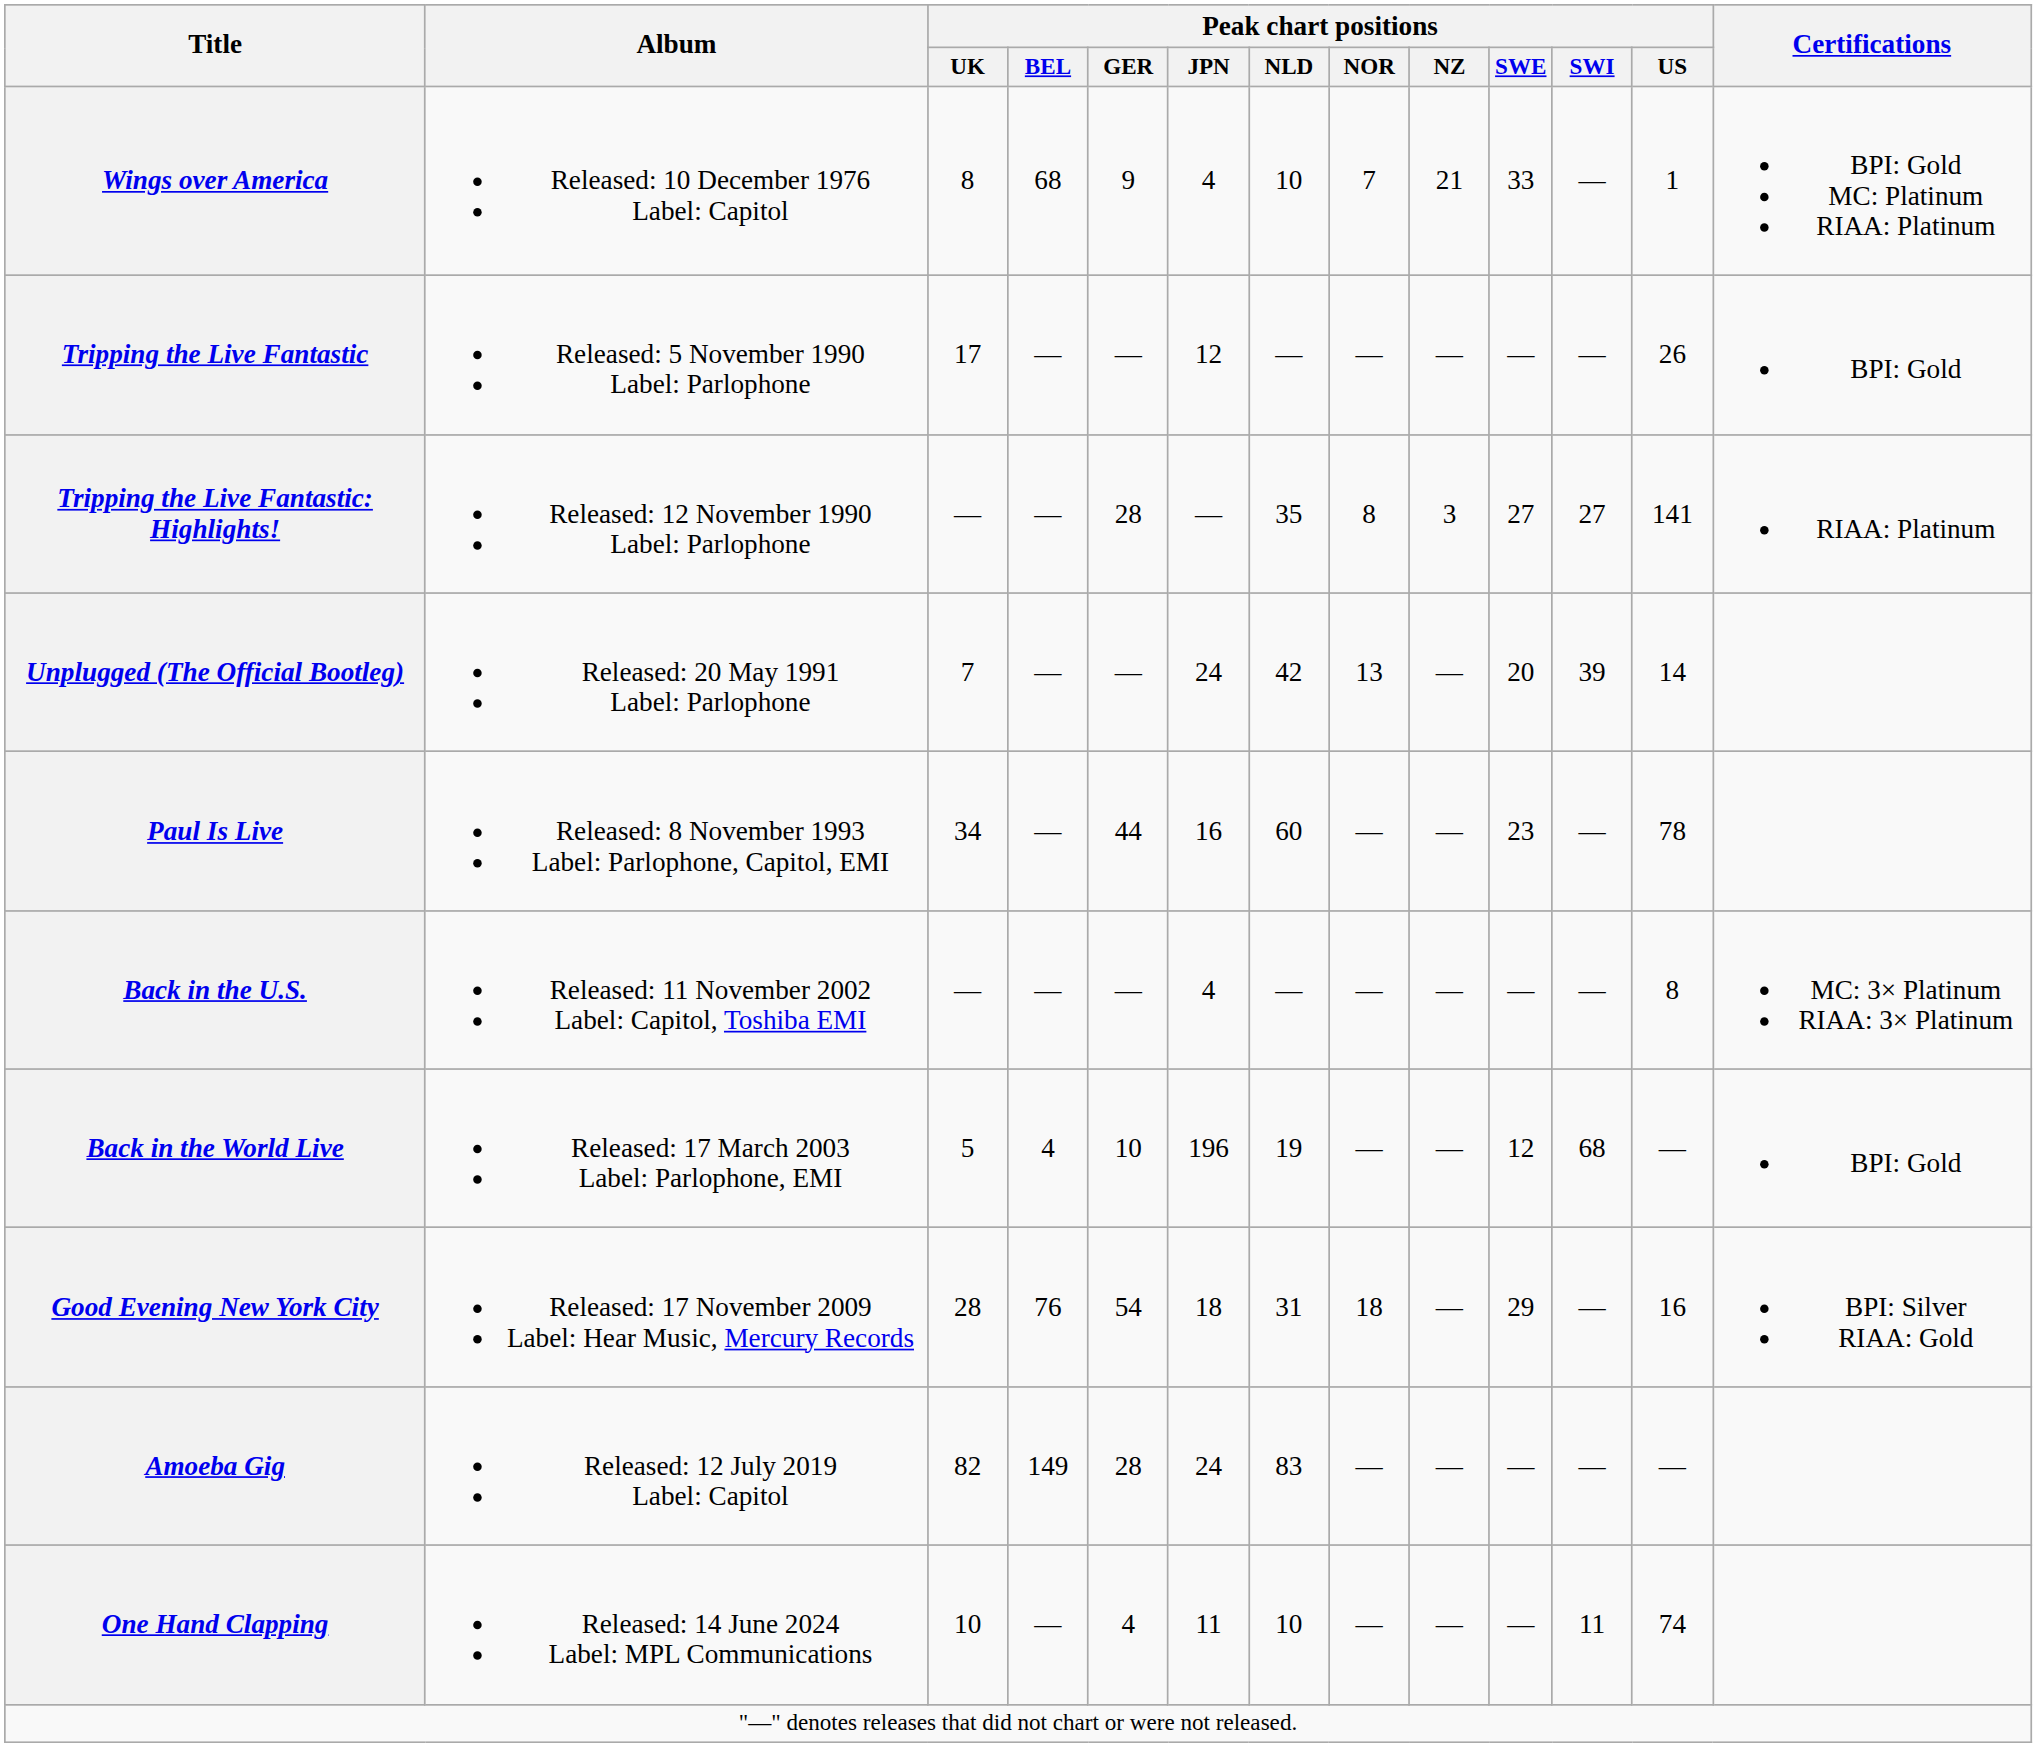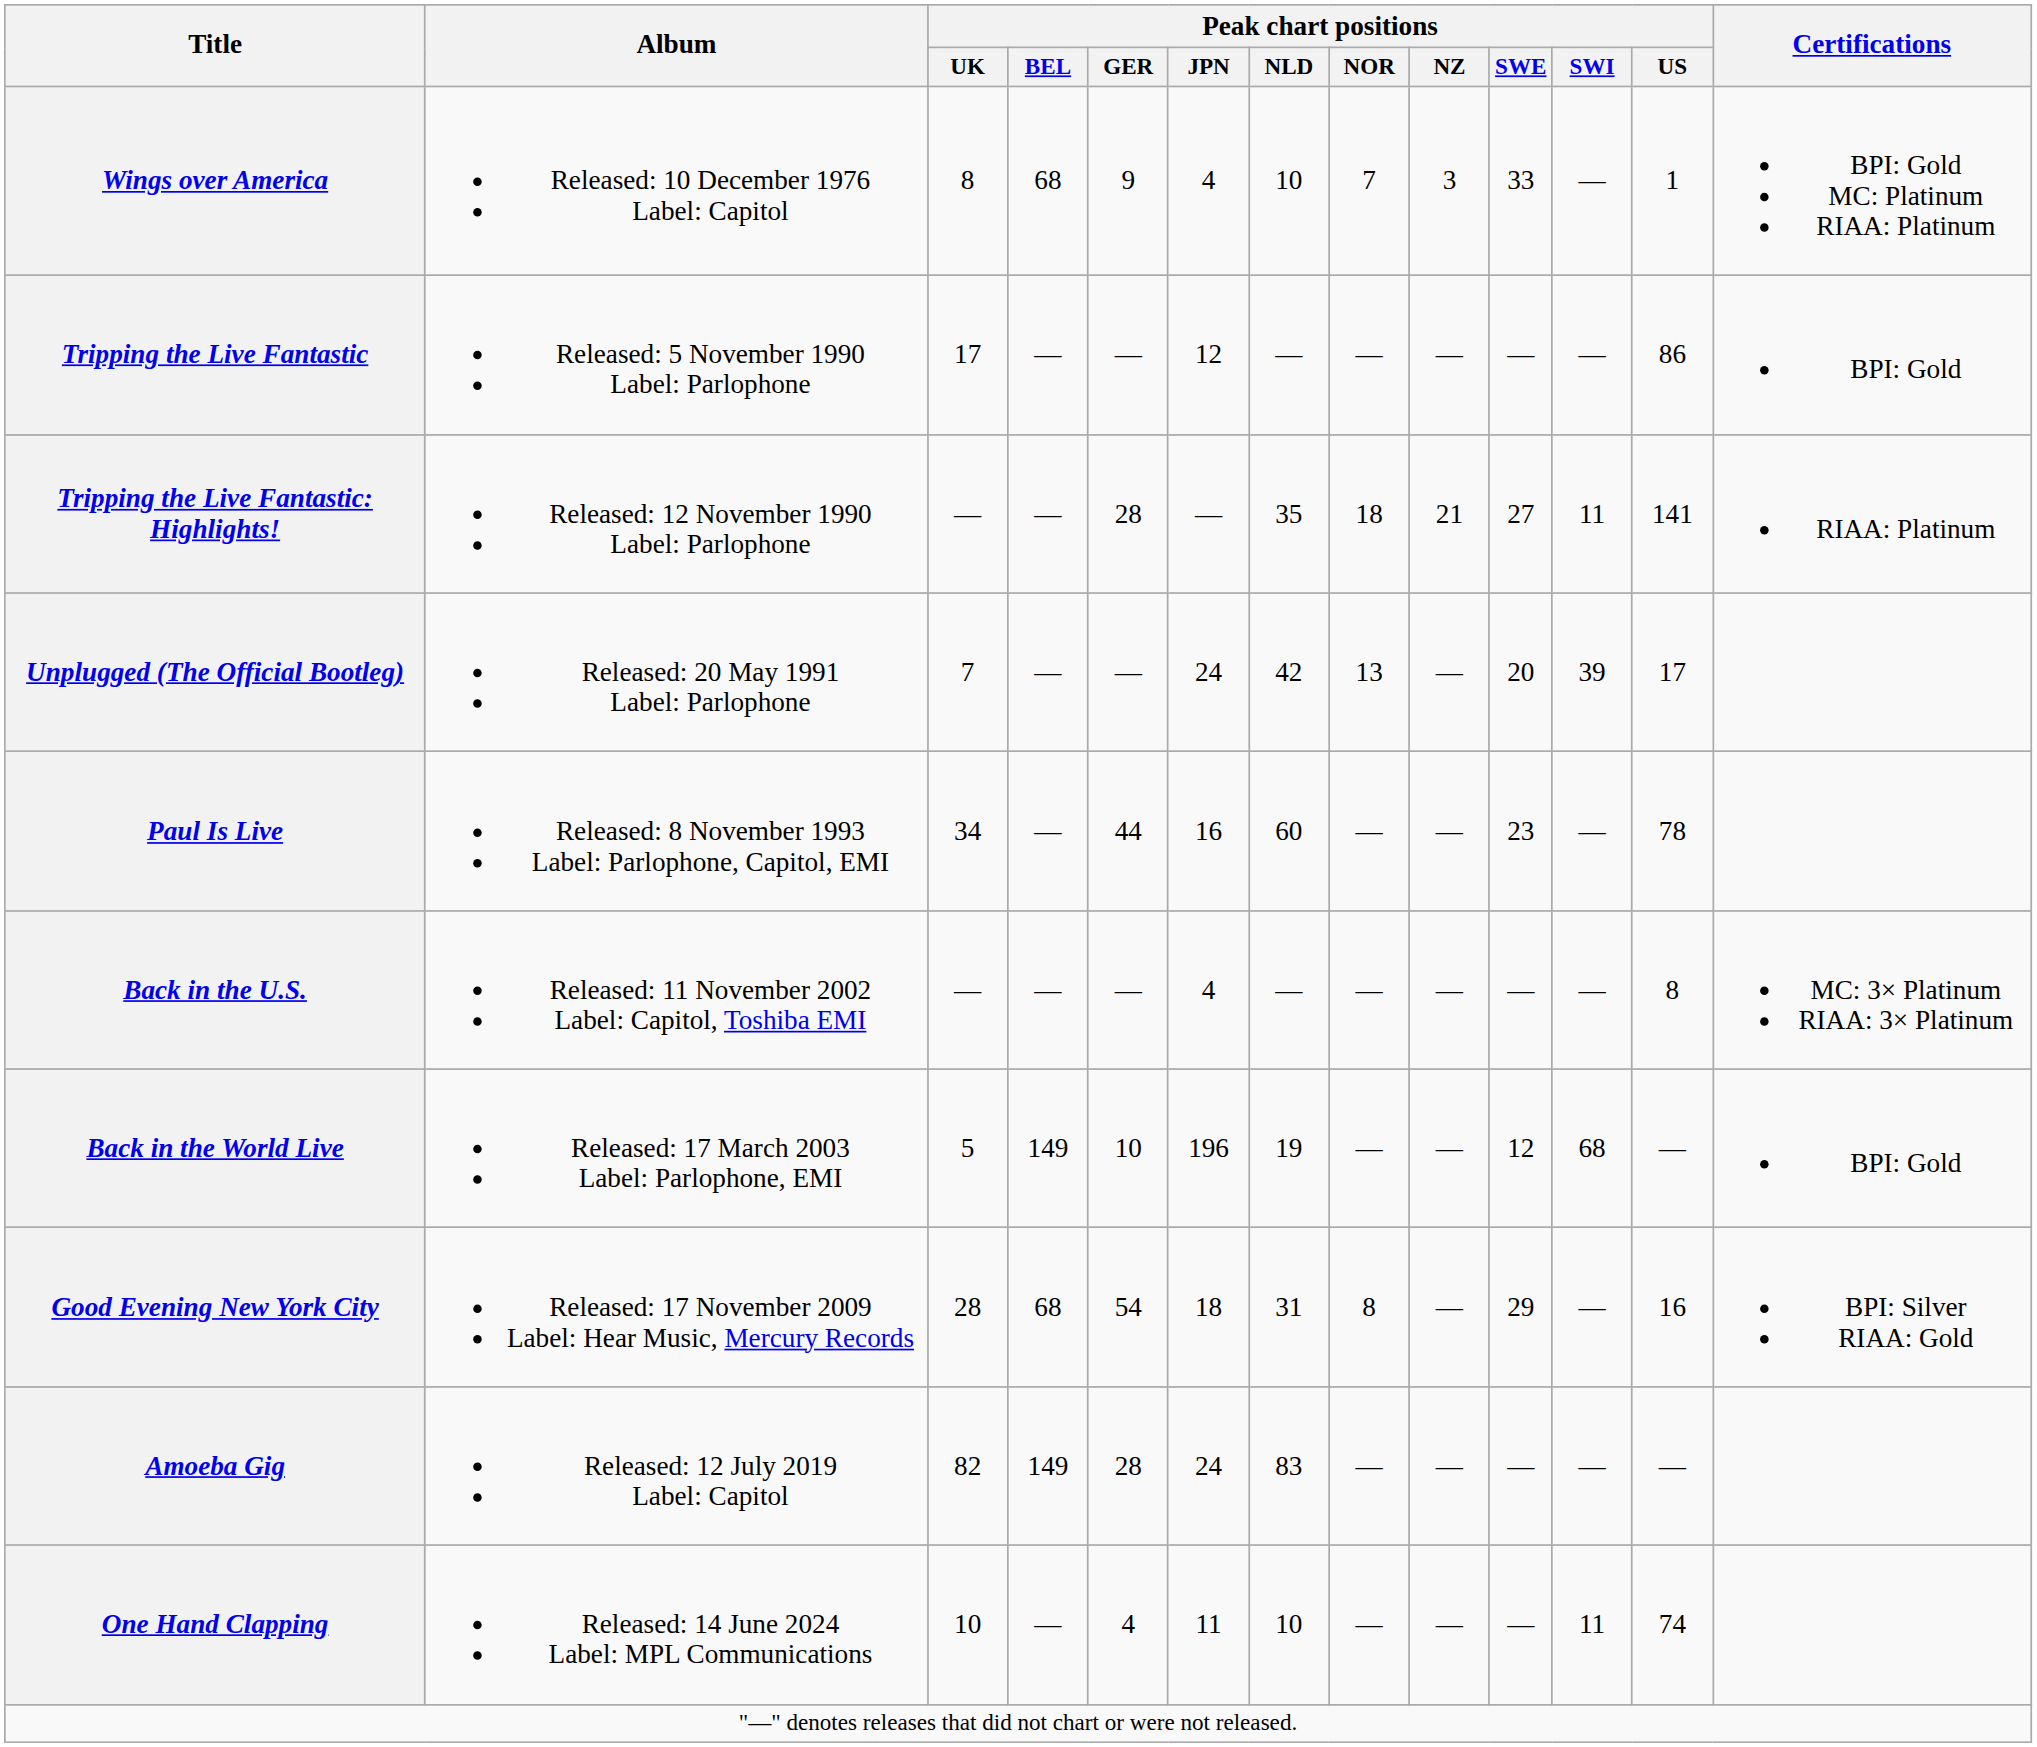(1449, 180) 21 -> (1449, 180) 3
(1672, 354) 26 -> (1672, 354) 86
(1369, 513) 8 -> (1369, 513) 18
(1449, 513) 3 -> (1449, 513) 21
(1592, 513) 27 -> (1592, 513) 11
(1672, 671) 14 -> (1672, 671) 17
(1048, 1148) 4 -> (1048, 1148) 149
(1048, 1306) 76 -> (1048, 1306) 68
(1369, 1306) 18 -> (1369, 1306) 8
